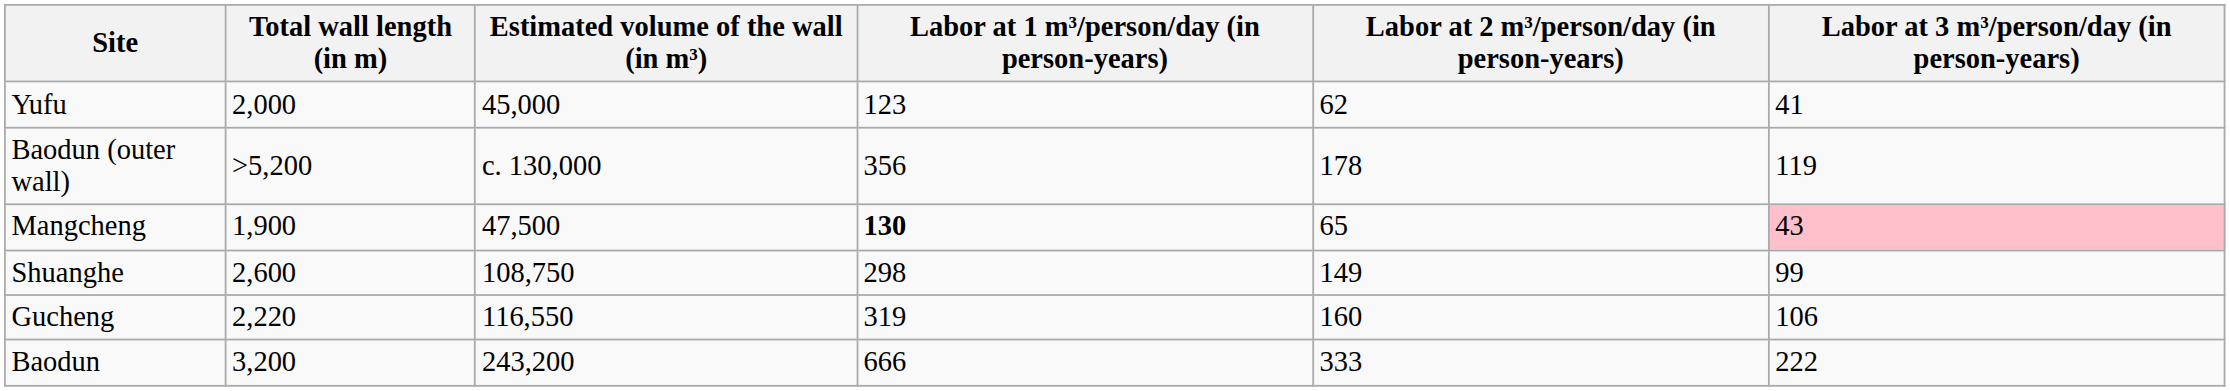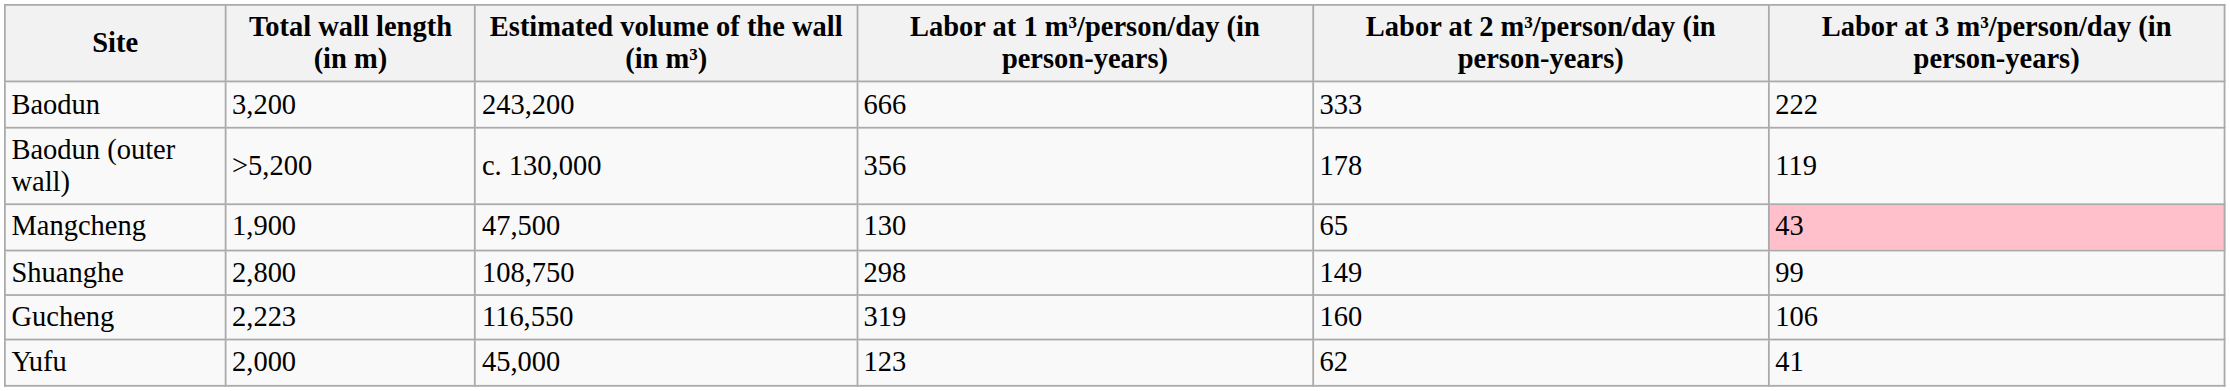rows swapped: (56, 362) <-> (39, 104)
(885, 226) bold -> (885, 226) normal
(264, 271) 2,600 -> (264, 271) 2,800
(264, 317) 2,220 -> (264, 317) 2,223
